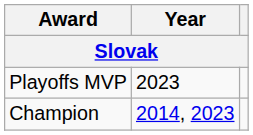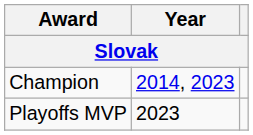rows swapped: (54, 113) <-> (68, 82)
